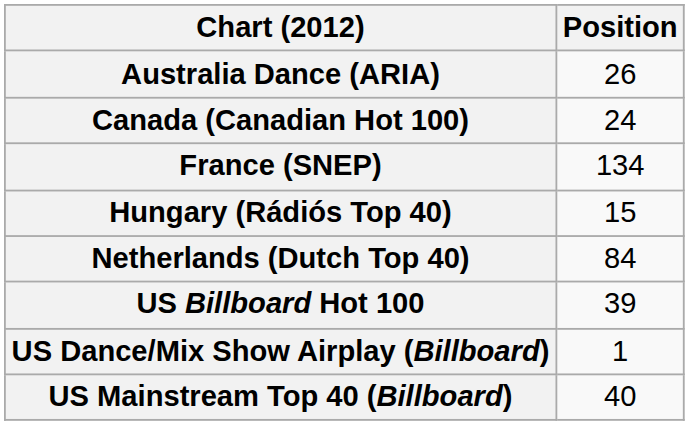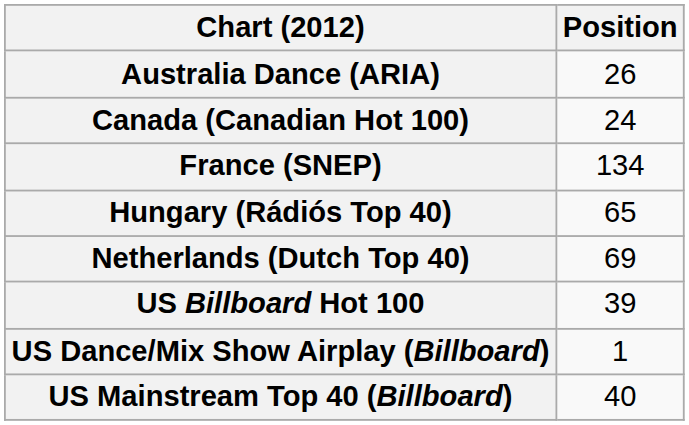(620, 212) 15 -> (620, 212) 65
(620, 258) 84 -> (620, 258) 69
